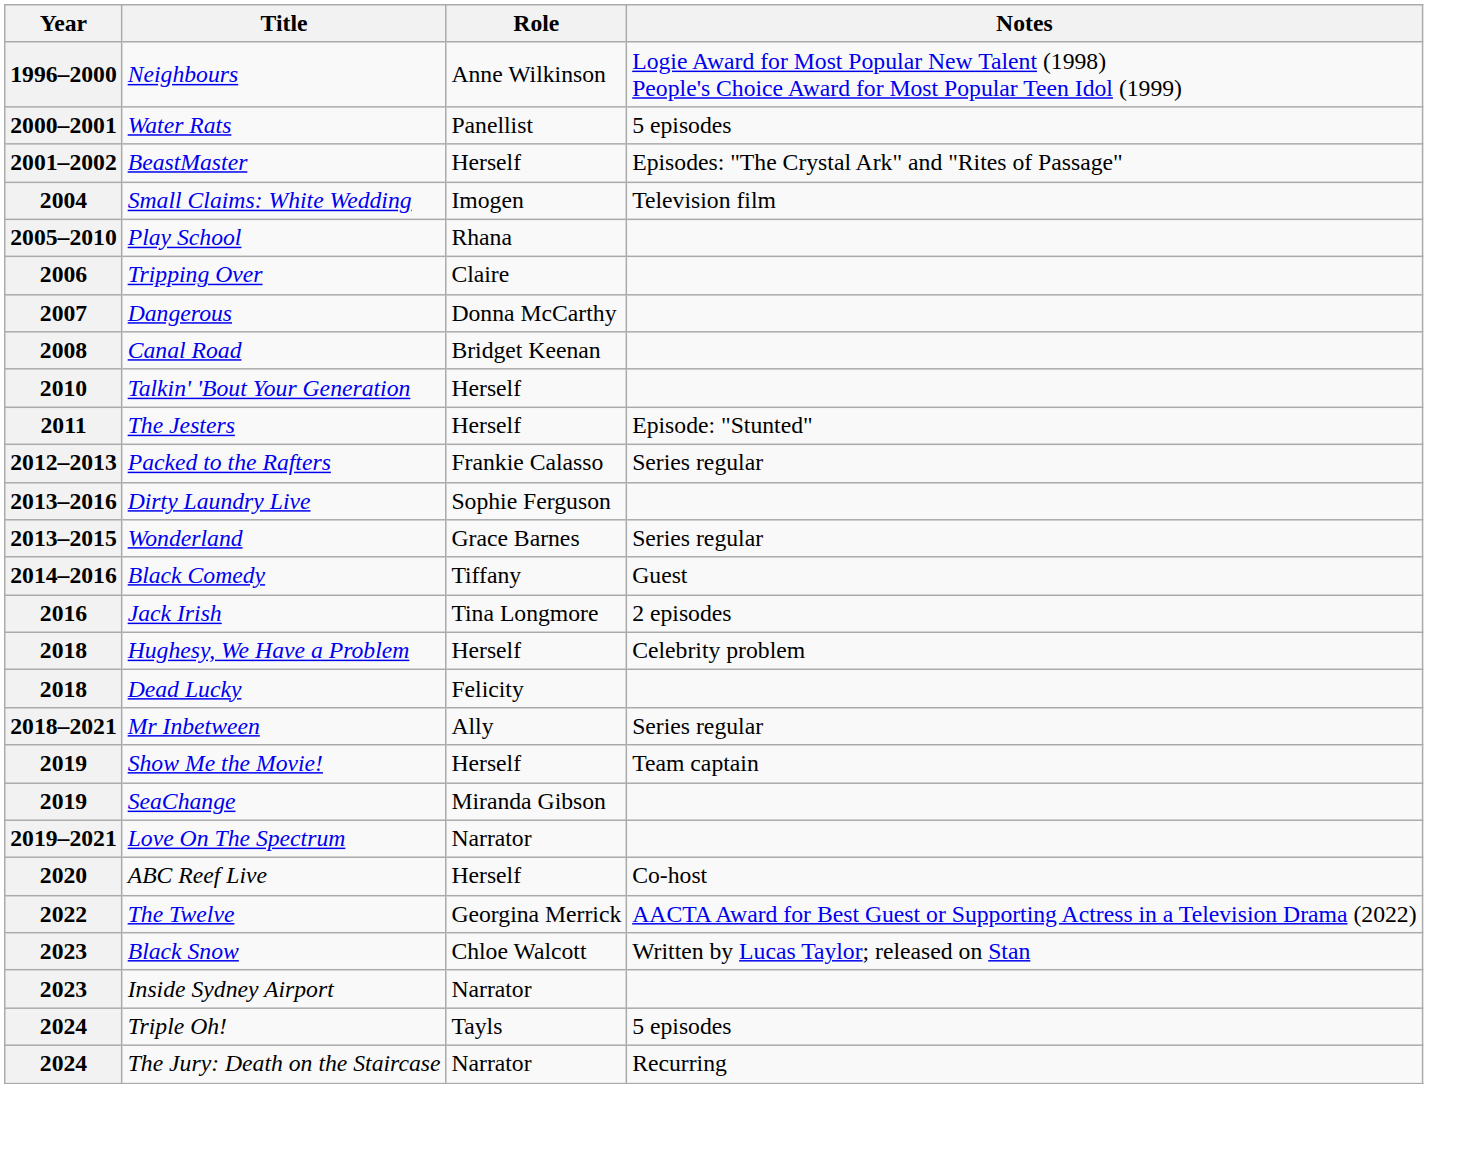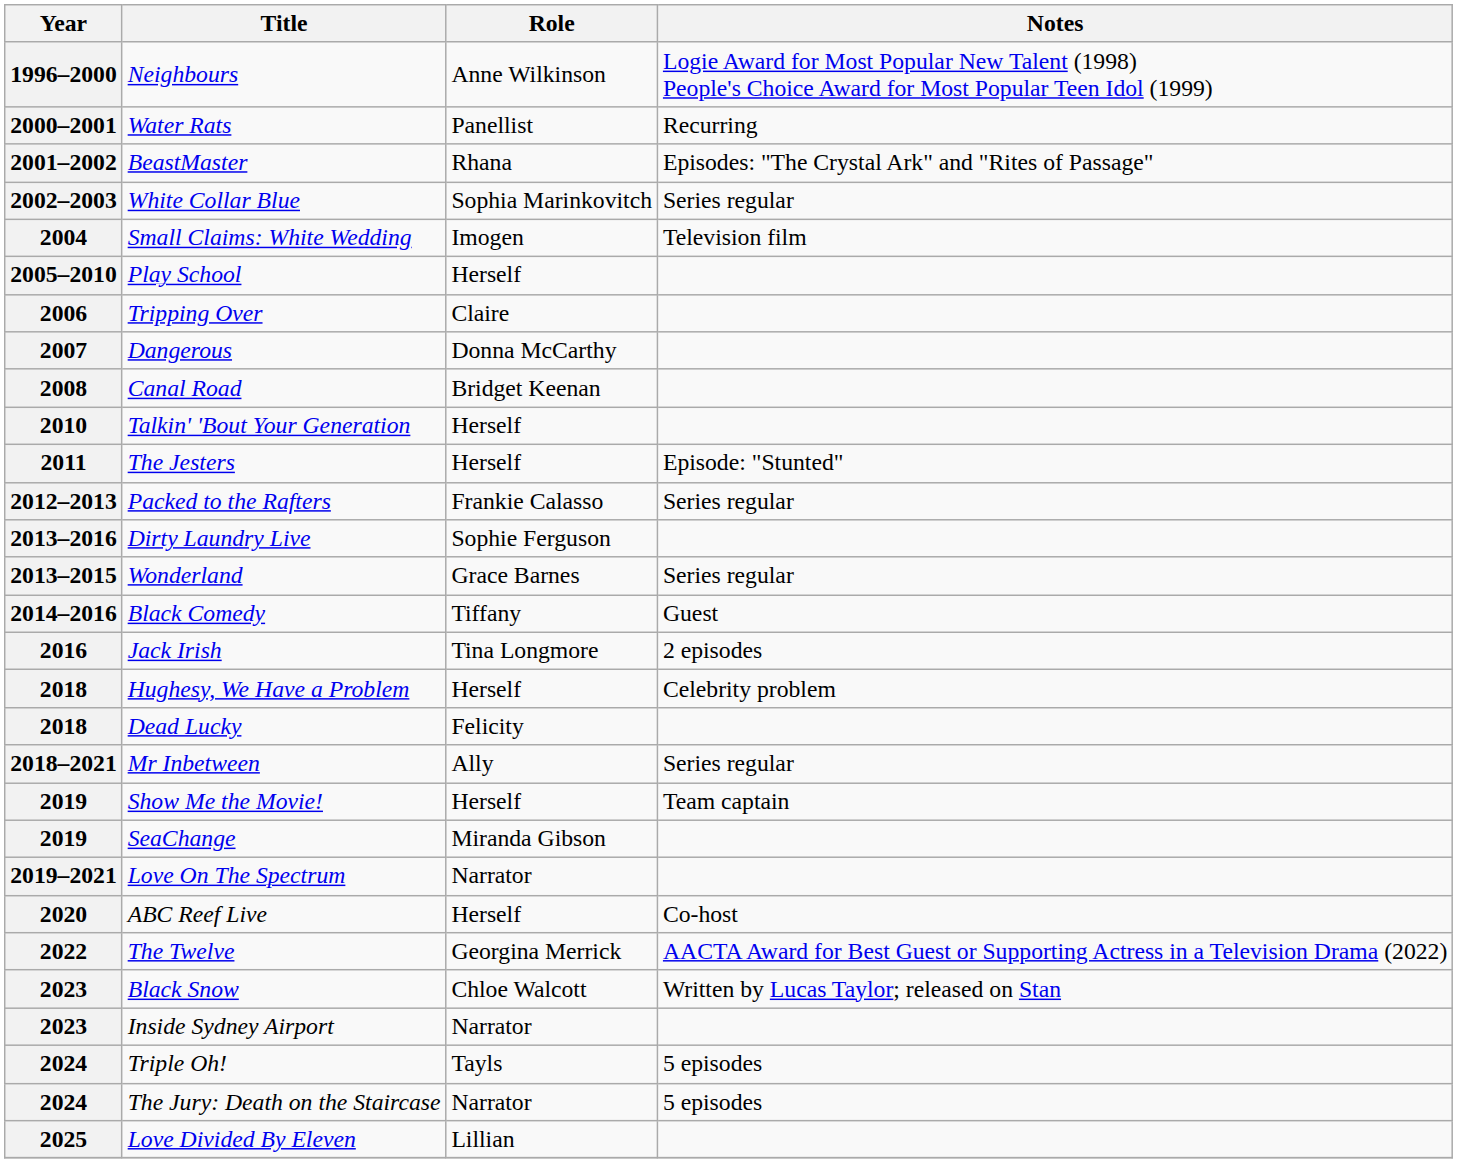(682, 125) 5 episodes -> (710, 125) Recurring
(486, 162) Herself -> (482, 162) Rhana
+ row: (214, 200)
(482, 237) Rhana -> (486, 275) Herself
(680, 1063) Recurring -> (713, 1101) 5 episodes
+ row: (242, 1139)
